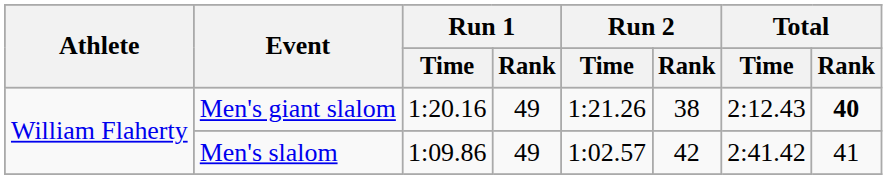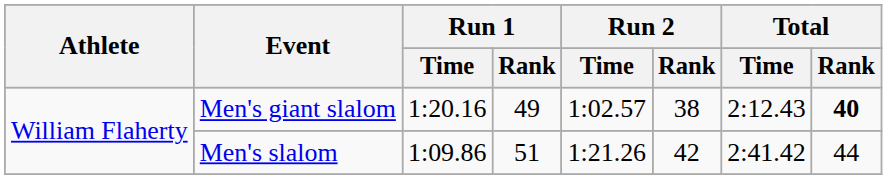(607, 109) 1:21.26 -> (607, 109) 1:02.57
(527, 152) 49 -> (527, 152) 51
(607, 152) 1:02.57 -> (607, 152) 1:21.26
(846, 152) 41 -> (846, 152) 44
